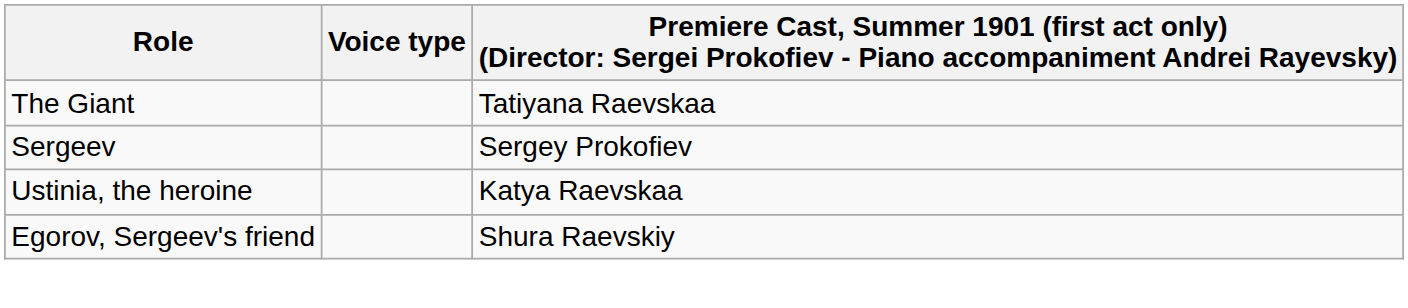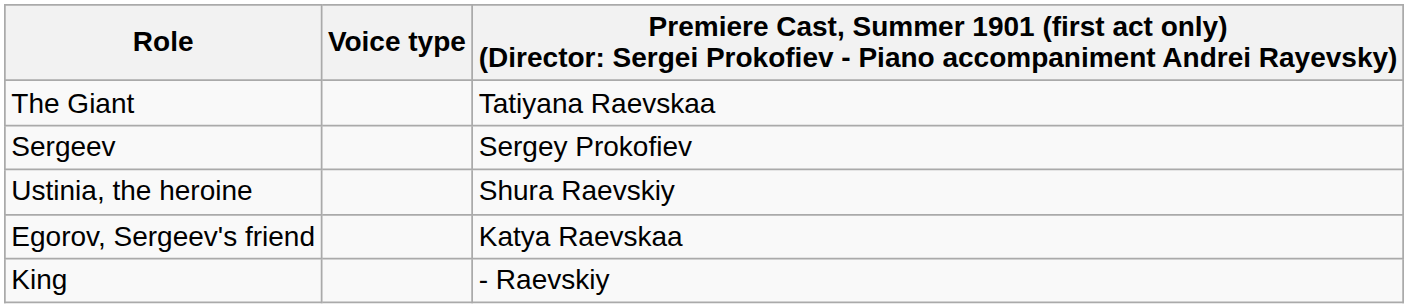(581, 191) Katya Raevskaa -> (577, 191) Shura Raevskiy
(577, 235) Shura Raevskiy -> (581, 235) Katya Raevskaa
+ row: (39, 280)
